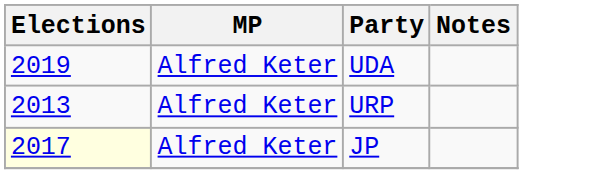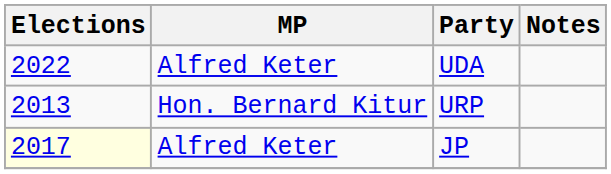(41, 66) 2019 -> (41, 66) 2022
(247, 107) Alfred Keter -> (292, 107) Hon. Bernard Kitur
